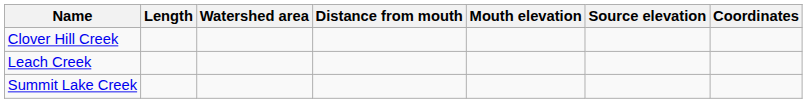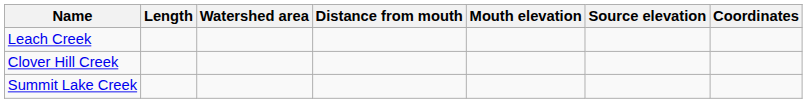rows swapped: (50, 62) <-> (63, 39)
